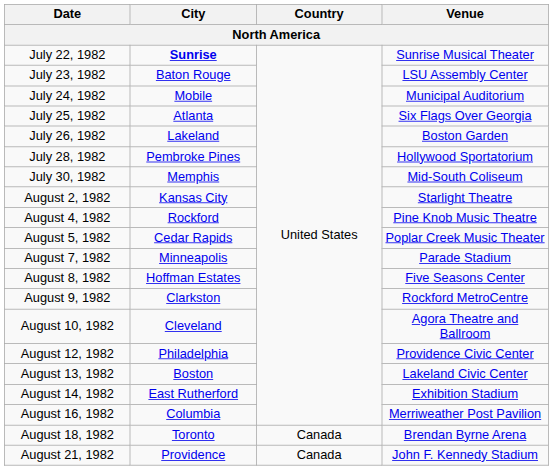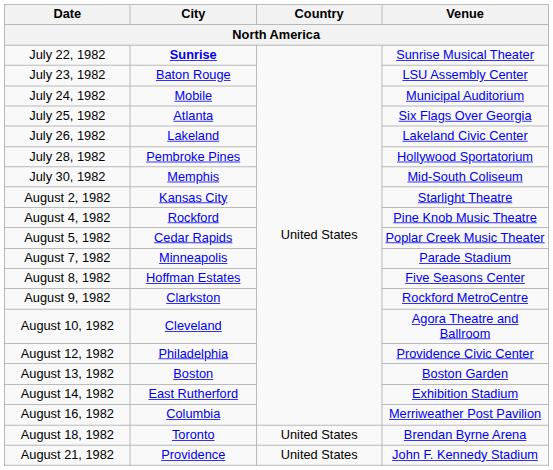(465, 136) Boston Garden -> (465, 136) Lakeland Civic Center
(465, 374) Lakeland Civic Center -> (465, 374) Boston Garden
(319, 435) Canada -> (319, 435) United States
(319, 455) Canada -> (319, 455) United States
